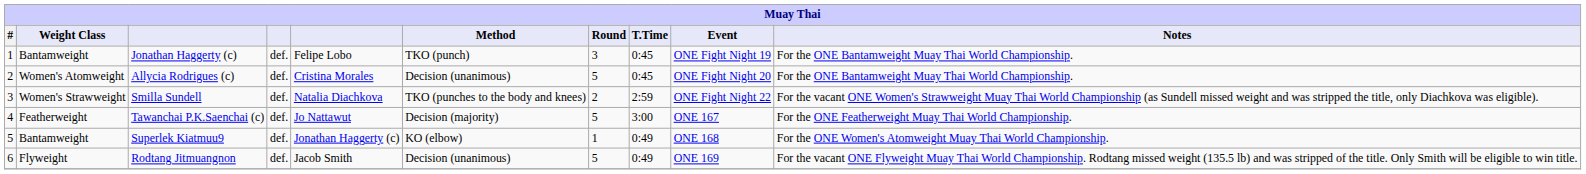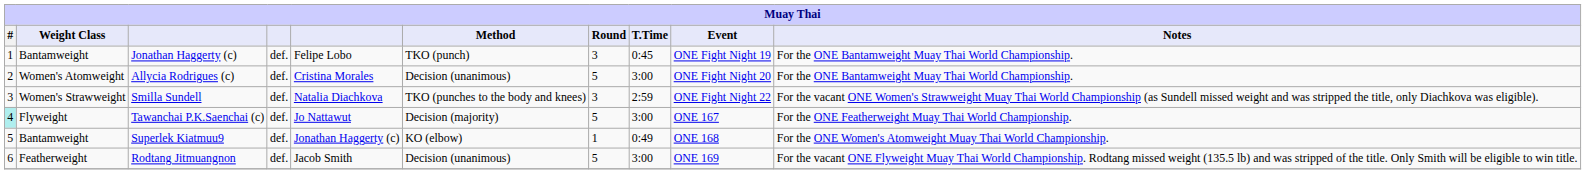(642, 76) 0:45 -> (642, 76) 3:00
(595, 97) 2 -> (595, 97) 3
(10, 117) no background -> (10, 117) paleturquoise background
(53, 117) Featherweight -> (43, 117) Flyweight
(43, 158) Flyweight -> (53, 158) Featherweight
(642, 158) 0:49 -> (642, 158) 3:00
